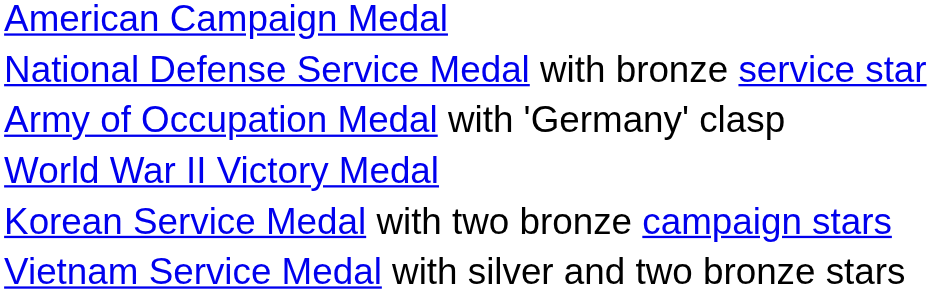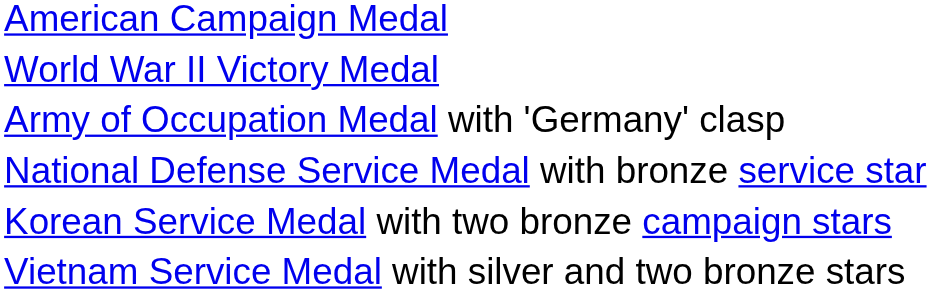rows swapped: (222, 170) <-> (465, 69)
